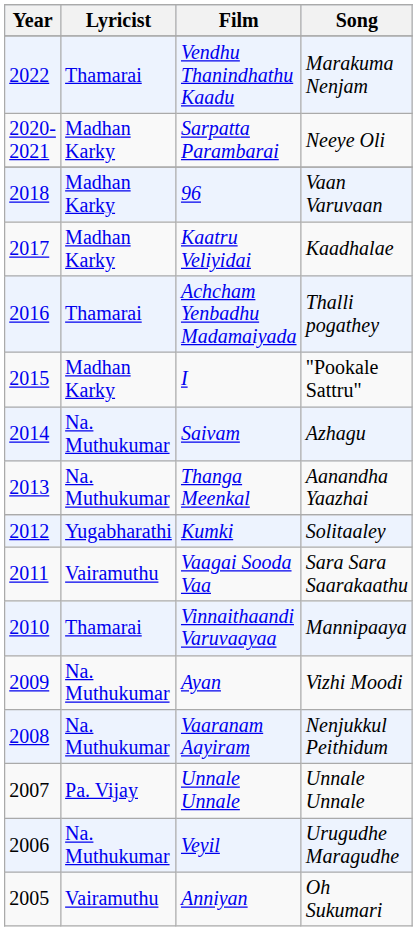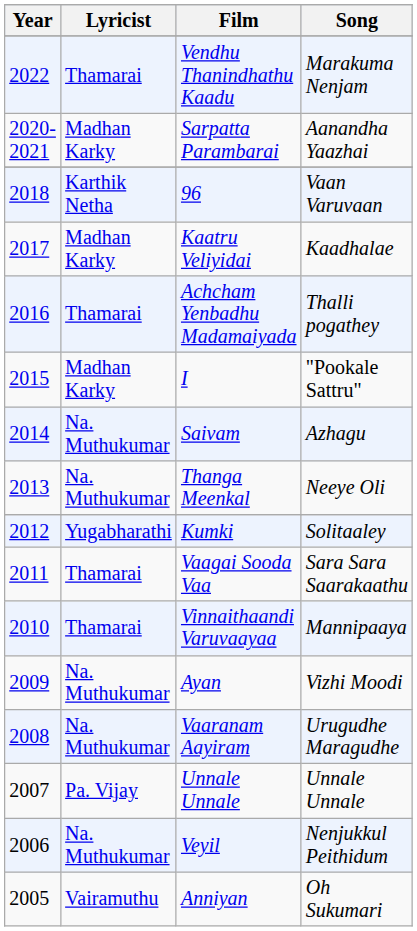(345, 140) Neeye Oli -> (347, 140) Aanandha Yaazhai
(98, 194) Madhan Karky -> (96, 194) Karthik Netha
(347, 487) Aanandha Yaazhai -> (345, 487) Neeye Oli
(112, 573) Vairamuthu -> (103, 573) Thamarai
(347, 736) Nenjukkul Peithidum -> (352, 736) Urugudhe Maragudhe
(352, 844) Urugudhe Maragudhe -> (347, 844) Nenjukkul Peithidum
